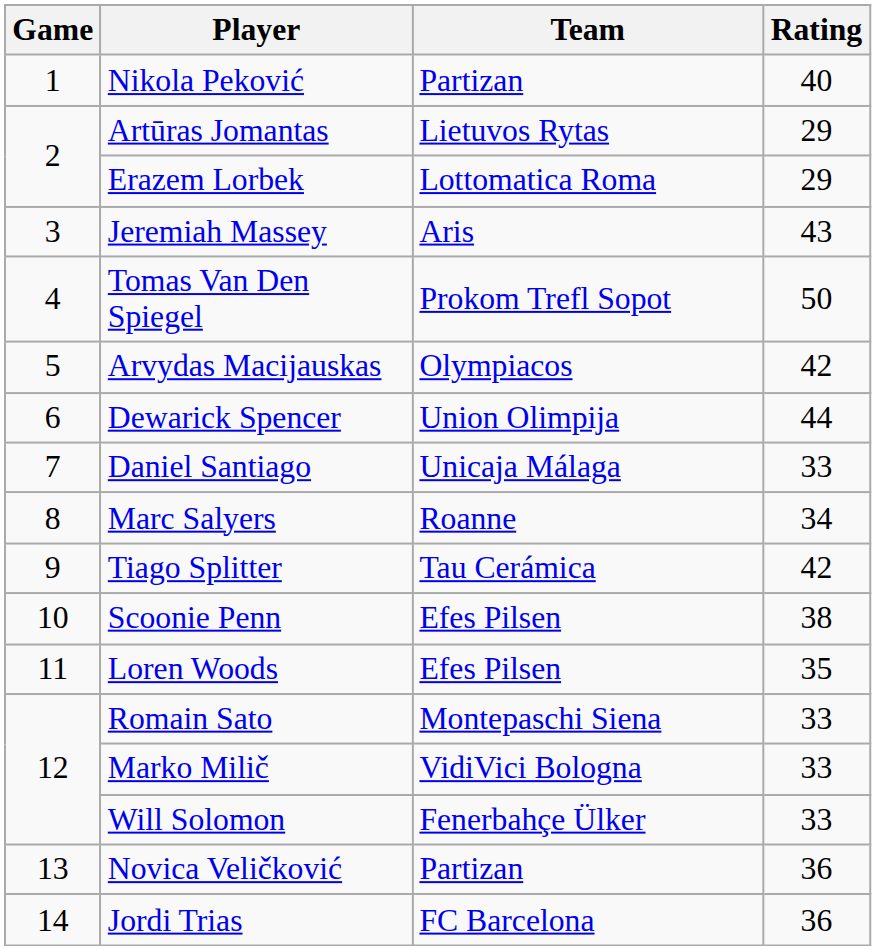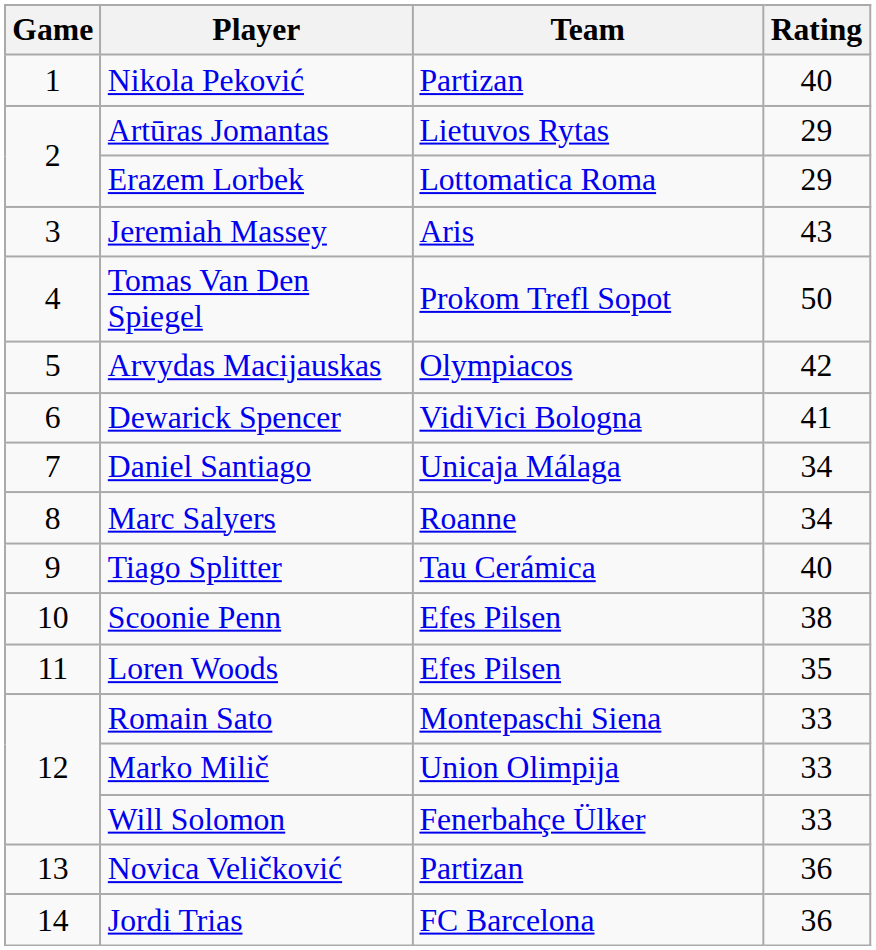(519, 416) Union Olimpija -> (531, 416) VidiVici Bologna
(816, 416) 44 -> (816, 416) 41
(816, 467) 33 -> (816, 467) 34
(816, 567) 42 -> (816, 567) 40
(531, 768) VidiVici Bologna -> (519, 768) Union Olimpija
